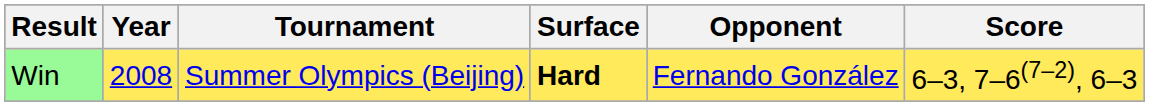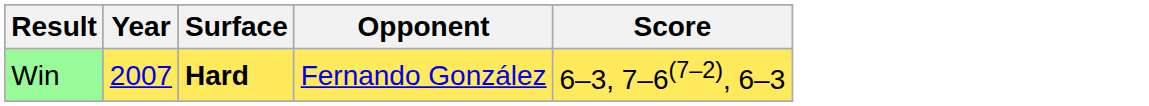- column: (355, 26)
(141, 74) 2008 -> (141, 74) 2007
